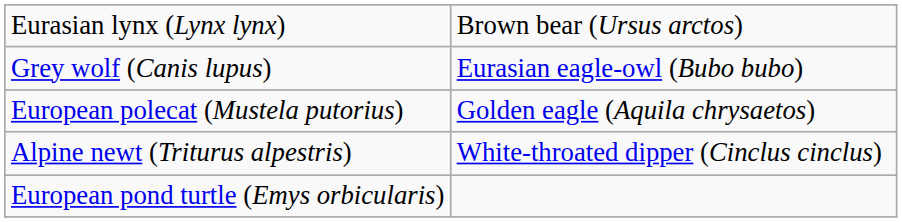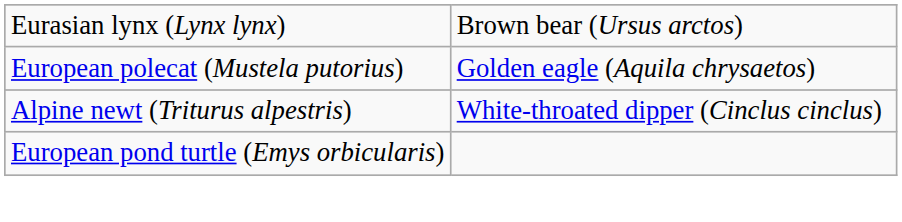- row: (141, 68)
